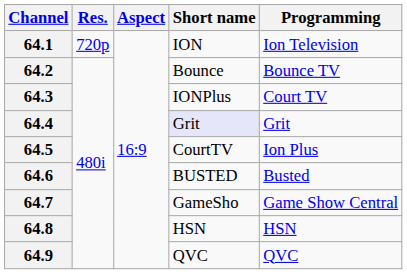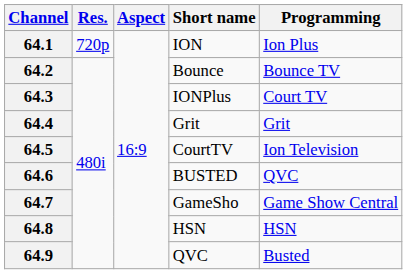(311, 44) Ion Television -> (291, 44) Ion Plus
(186, 123) lavender background -> (186, 123) no background
(291, 149) Ion Plus -> (311, 149) Ion Television
(286, 176) Busted -> (281, 176) QVC
(281, 255) QVC -> (286, 255) Busted
